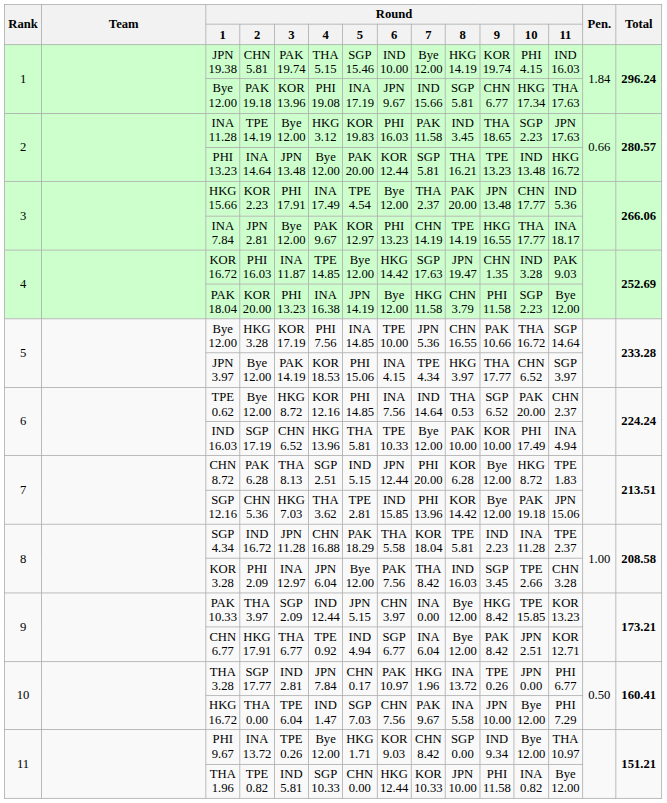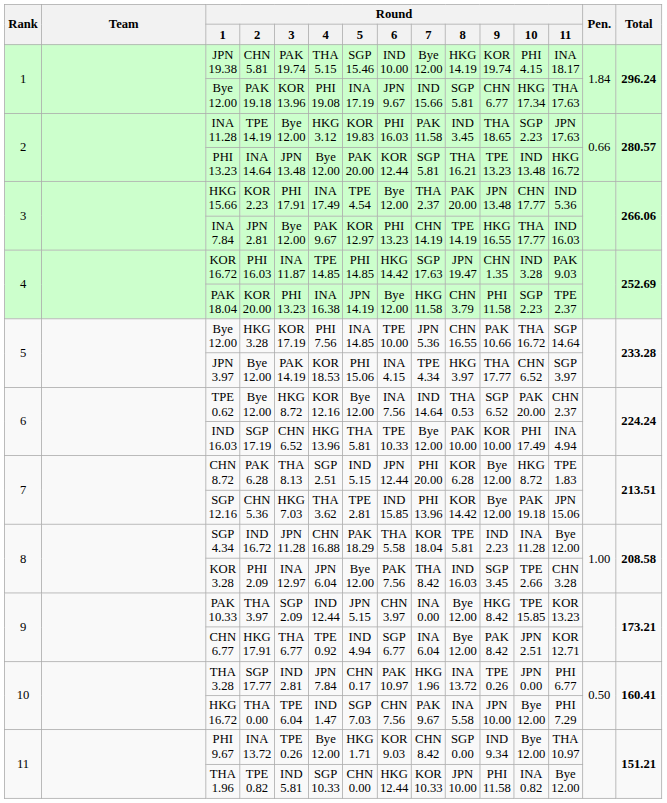(565, 61) IND 16.03 -> (565, 61) INA 18.17
(565, 233) INA 18.17 -> (565, 233) IND 16.03
(360, 267) Bye 12.00 -> (360, 267) PHI 14.85
(565, 301) Bye 12.00 -> (565, 301) TPE 2.37
(360, 404) PHI 14.85 -> (360, 404) Bye 12.00
(565, 541) TPE 2.37 -> (565, 541) Bye 12.00
